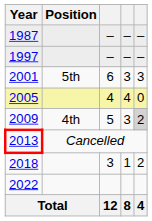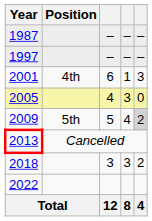(71, 77) 5th -> (71, 77) 4th
(127, 77) 3 -> (127, 77) 1
(127, 98) 4 -> (127, 98) 3
(71, 119) 4th -> (71, 119) 5th
(127, 119) 3 -> (127, 119) 4
(127, 163) 1 -> (127, 163) 3
